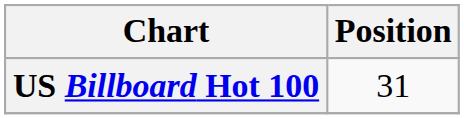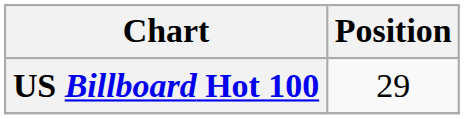(393, 85) 31 -> (393, 85) 29
